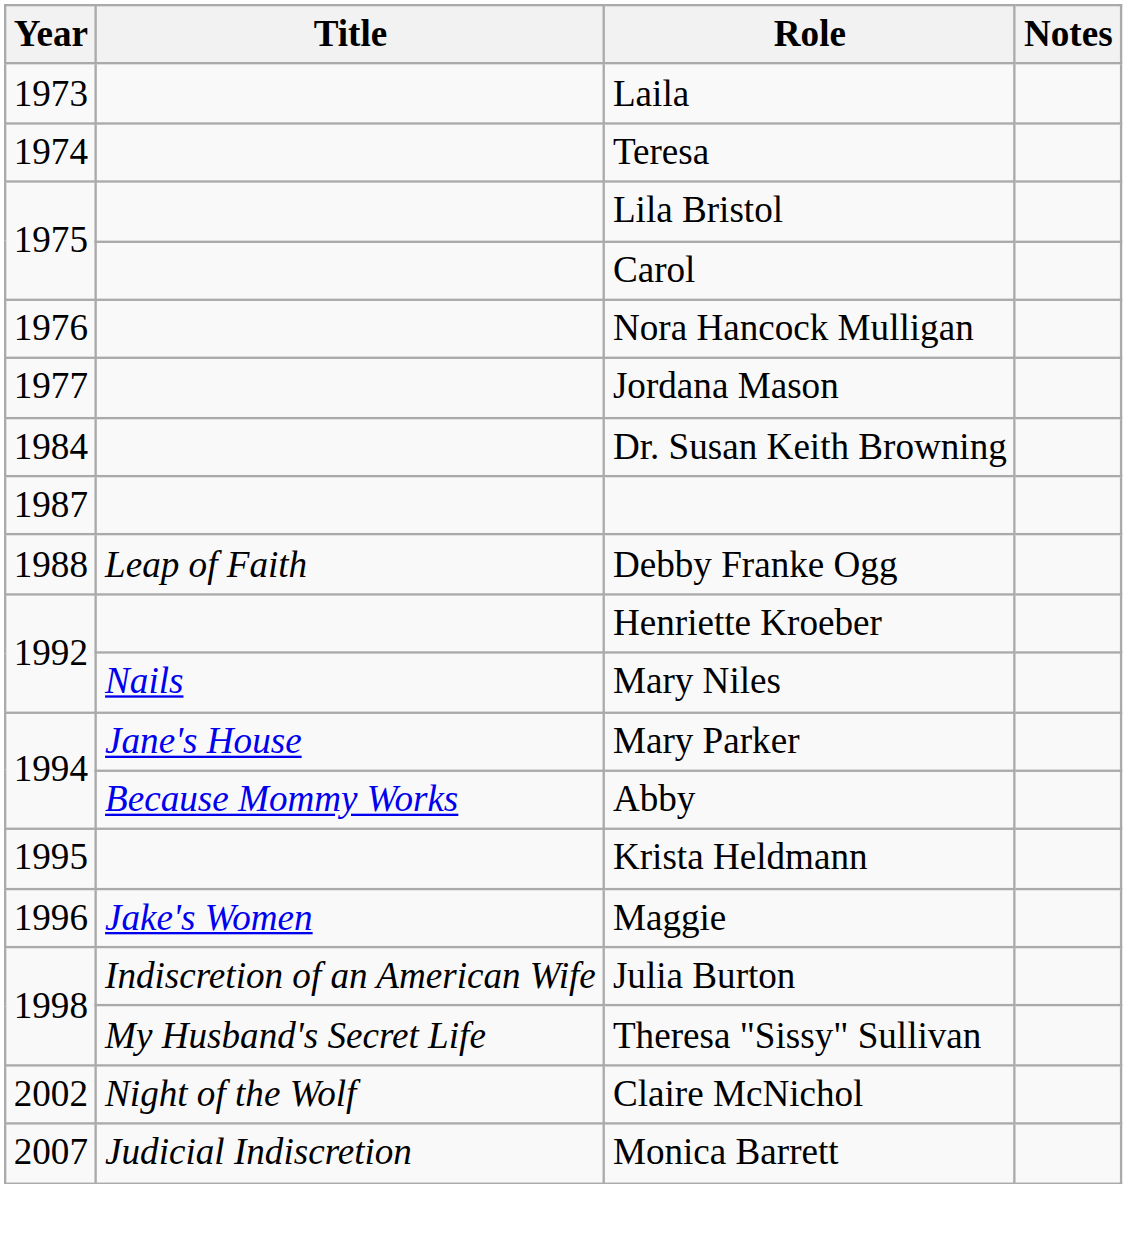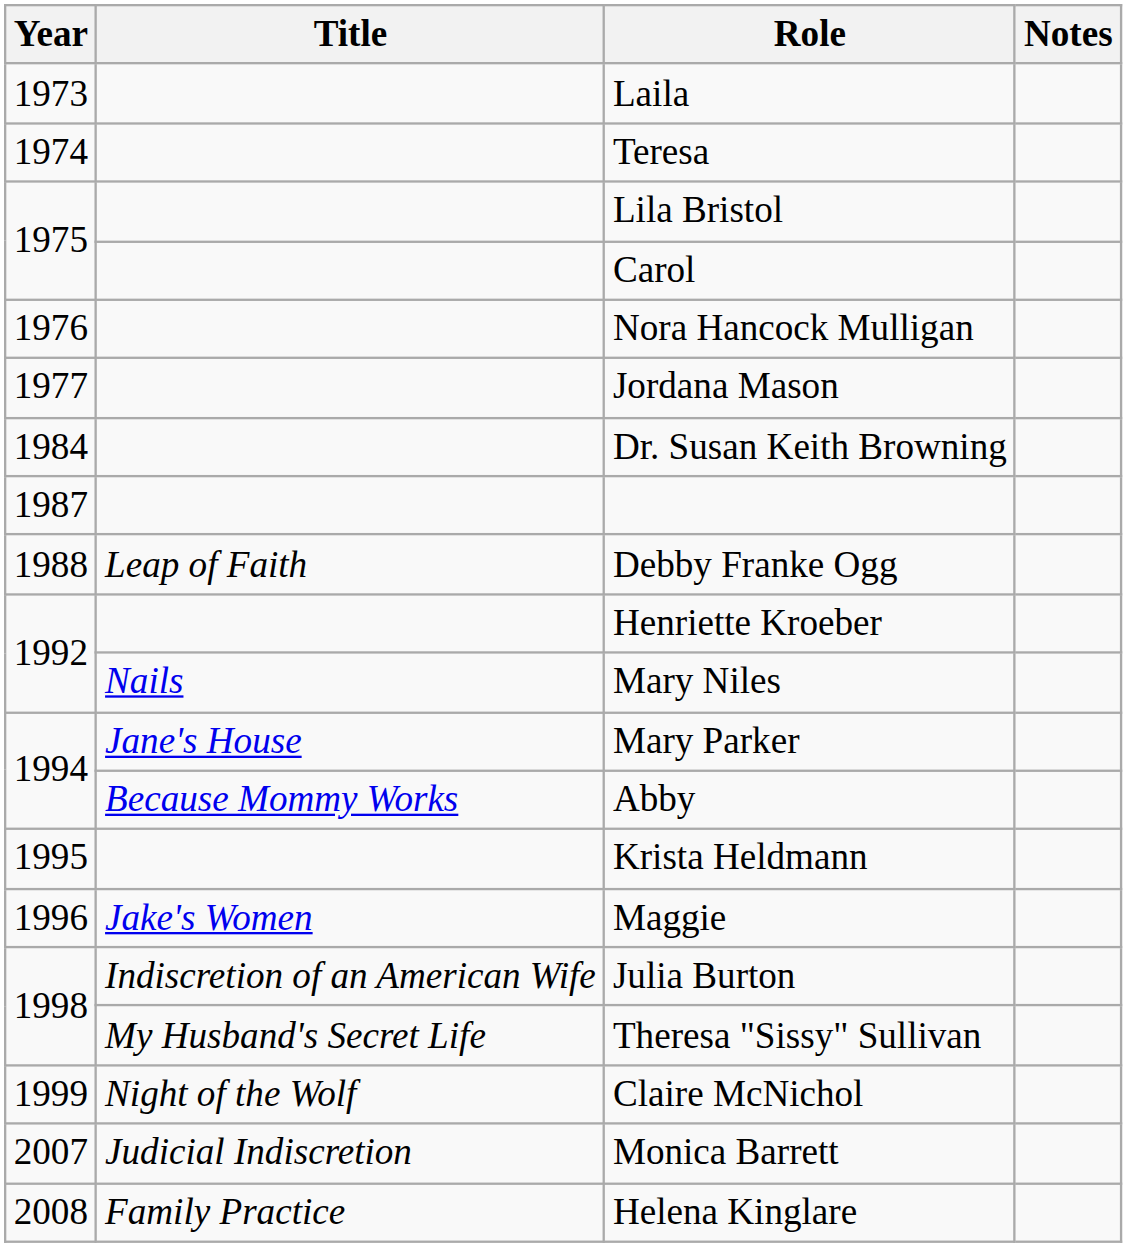(51, 1093) 2002 -> (51, 1093) 1999
+ row: (735, 1211)
